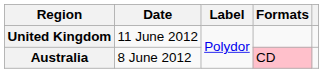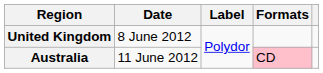(158, 36) 11 June 2012 -> (154, 36) 8 June 2012
(154, 57) 8 June 2012 -> (158, 57) 11 June 2012
